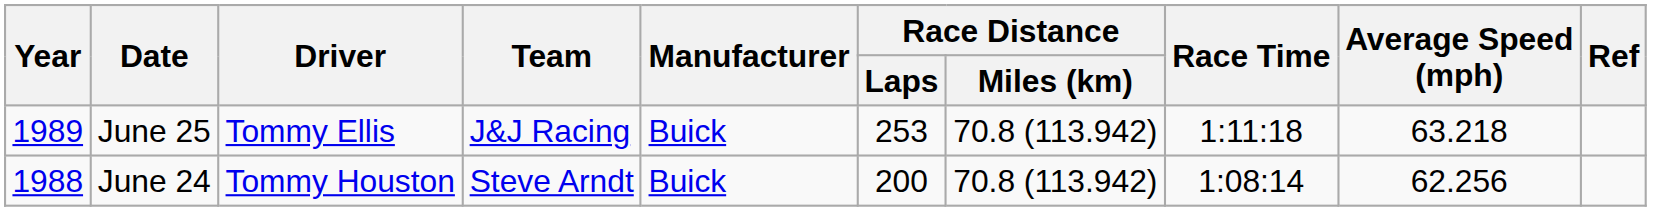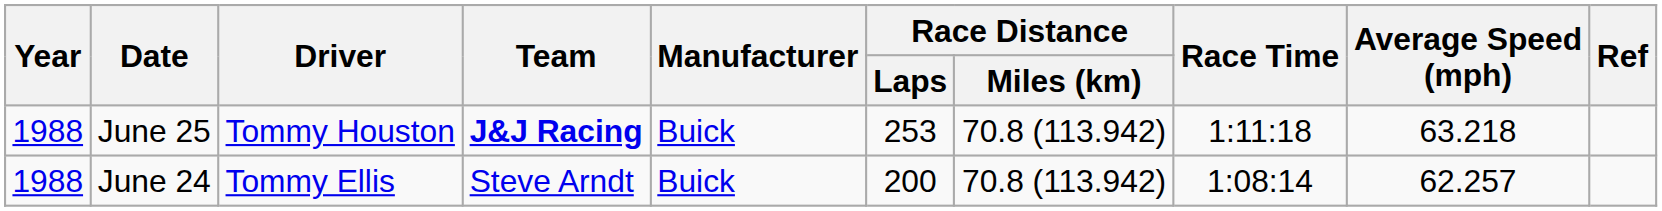(48, 131) 1989 -> (48, 131) 1988
(310, 131) Tommy Ellis -> (340, 131) Tommy Houston
(550, 131) normal -> (556, 131) bold
(340, 181) Tommy Houston -> (310, 181) Tommy Ellis
(1459, 181) 62.256 -> (1468, 181) 62.257
